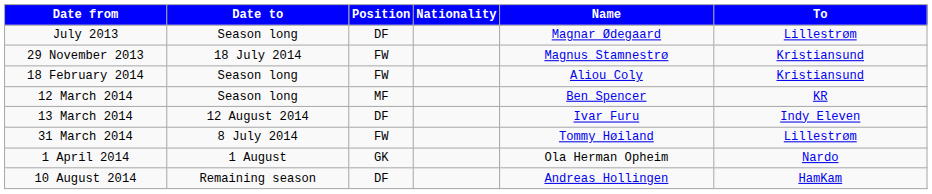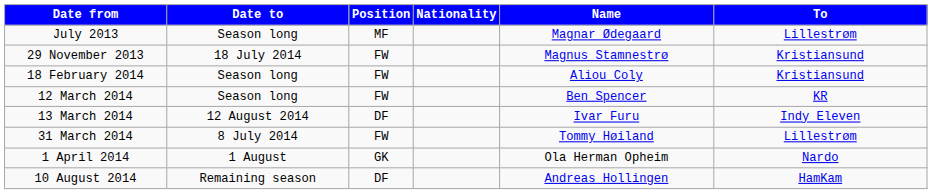(381, 35) DF -> (381, 35) MF
(381, 96) MF -> (381, 96) FW
